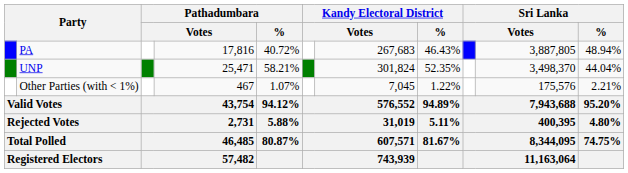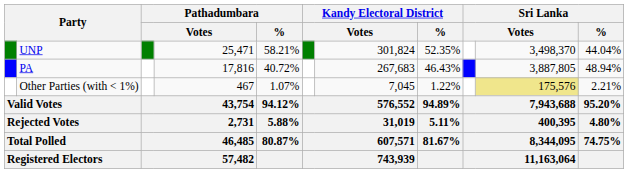rows swapped: (31, 68) <-> (26, 50)
(557, 86) no background -> (557, 86) khaki background
